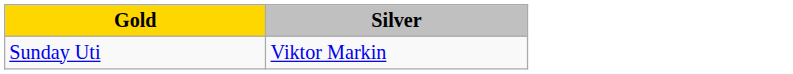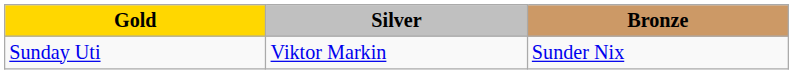+ column: (658, 20)
